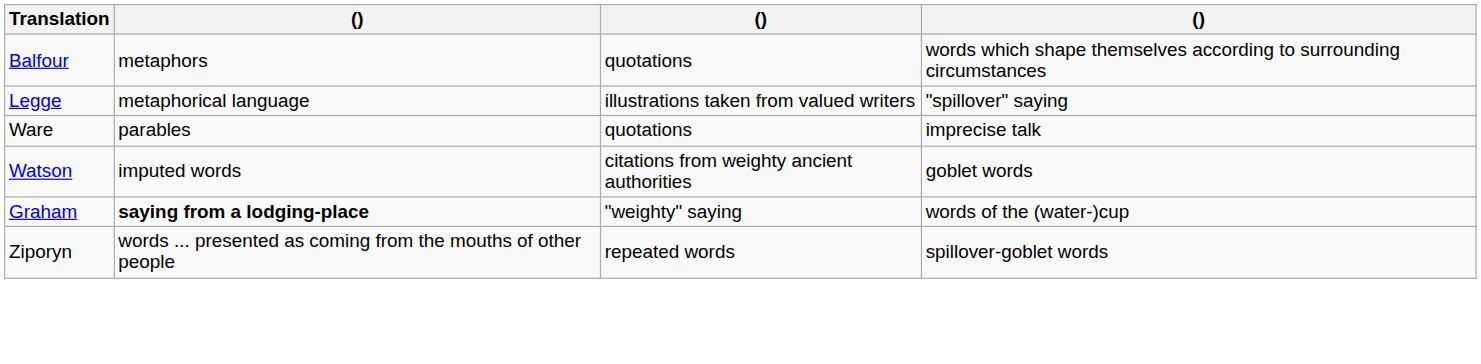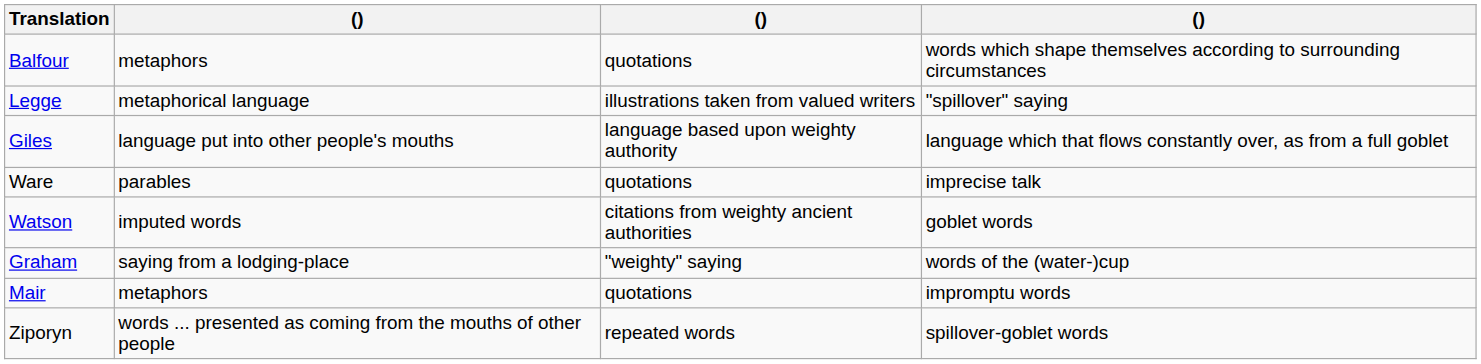+ row: (30, 141)
(244, 211) bold -> (234, 262) normal
+ row: (27, 292)
